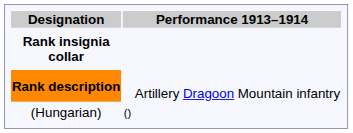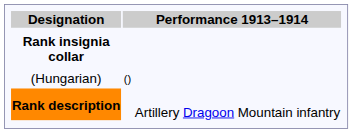rows swapped: (66, 86) <-> (66, 112)
